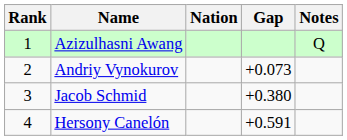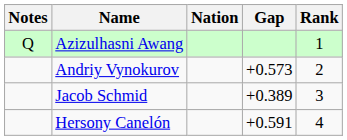columns swapped: (28, 17) <-> (319, 17)
(268, 69) +0.073 -> (269, 69) +0.573
(268, 95) +0.380 -> (269, 95) +0.389
